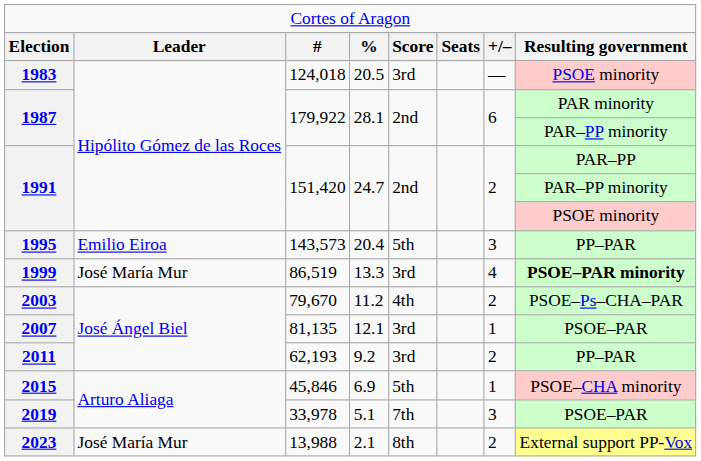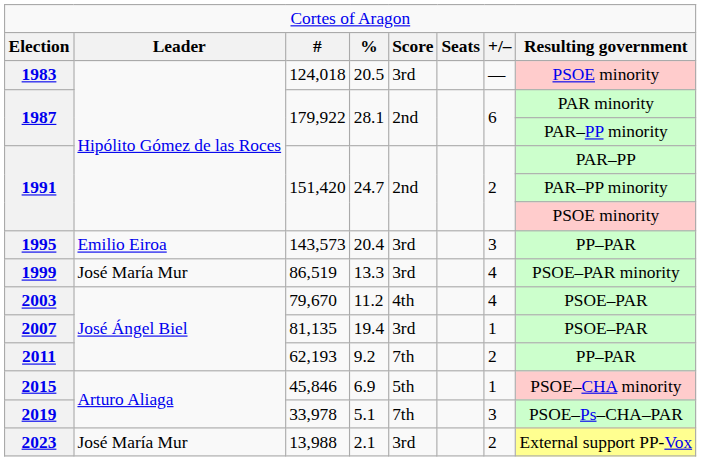(403, 243) 5th -> (404, 243) 3rd
(606, 272) bold -> (606, 272) normal
(492, 300) 2 -> (492, 300) 4
(606, 300) PSOE–Ps–CHA–PAR -> (606, 300) PSOE–PAR
(369, 328) 12.1 -> (369, 328) 19.4
(404, 356) 3rd -> (403, 356) 7th
(606, 413) PSOE–PAR -> (606, 413) PSOE–Ps–CHA–PAR
(403, 441) 8th -> (404, 441) 3rd
